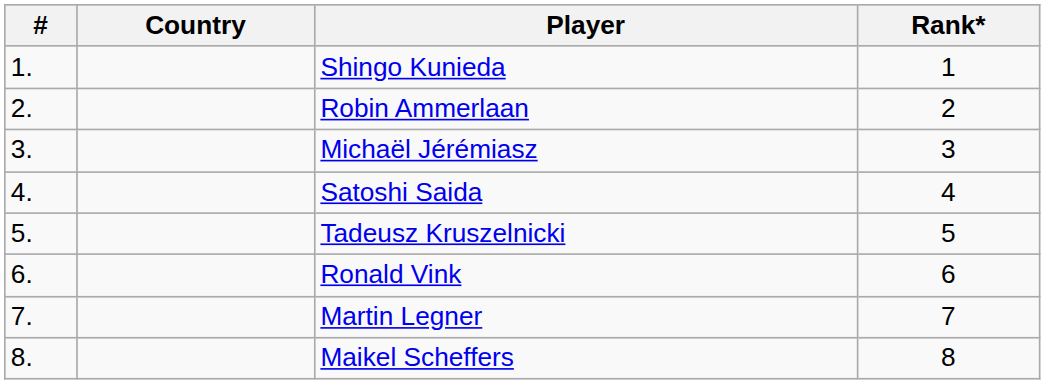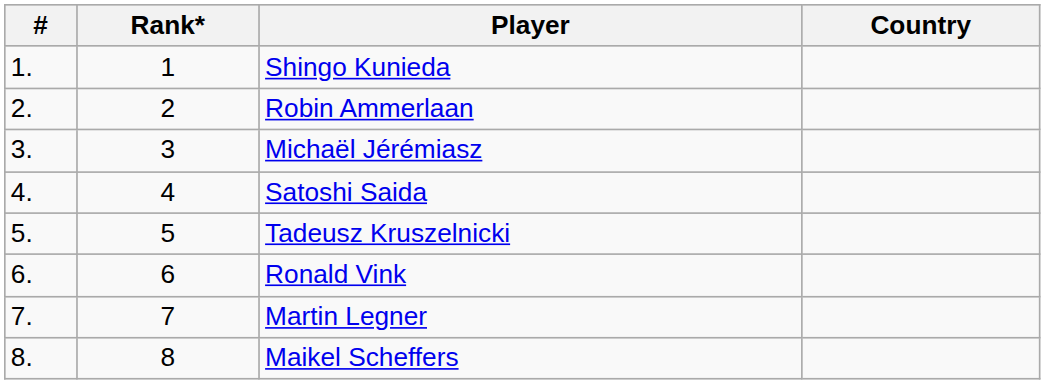columns swapped: (948, 25) <-> (195, 25)
